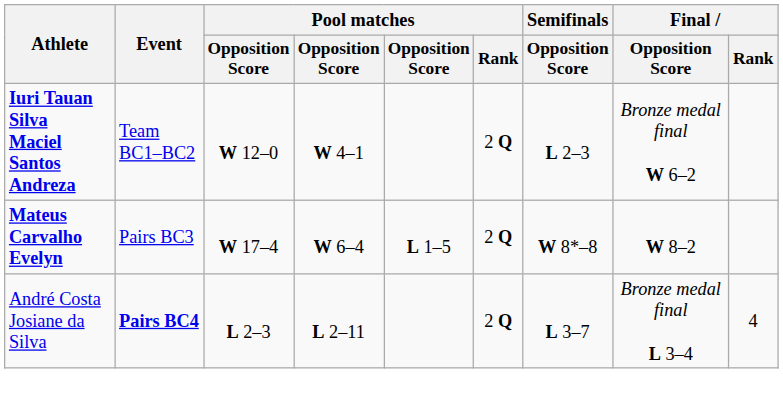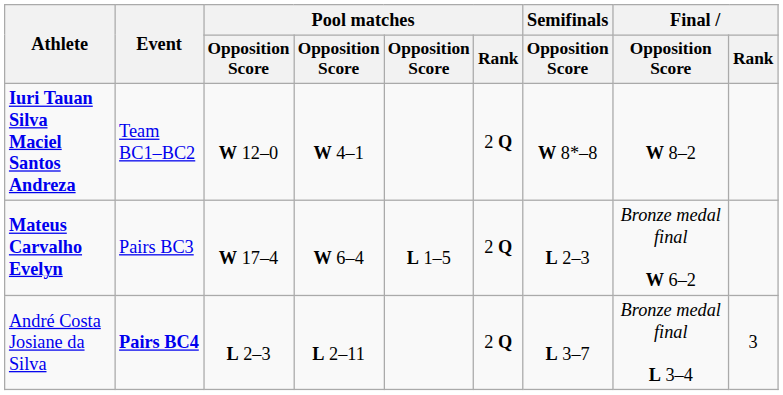(568, 152) L 2–3 -> (568, 152) W 8*–8
(671, 142) Bronze medal final W 6–2 -> (671, 152) W 8–2
(568, 247) W 8*–8 -> (568, 258) L 2–3
(671, 247) W 8–2 -> (671, 247) Bronze medal final W 6–2
(753, 321) 4 -> (753, 342) 3
